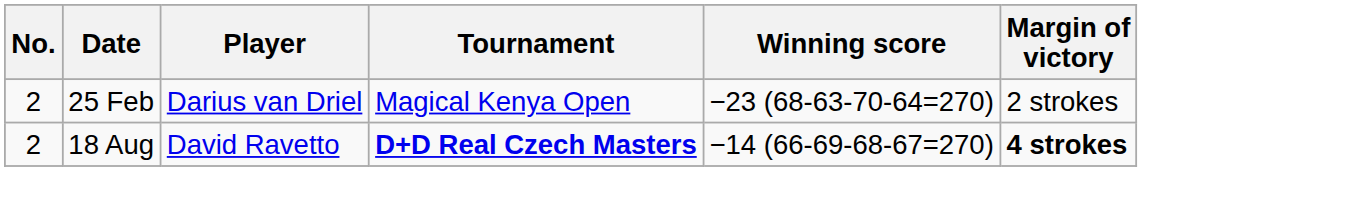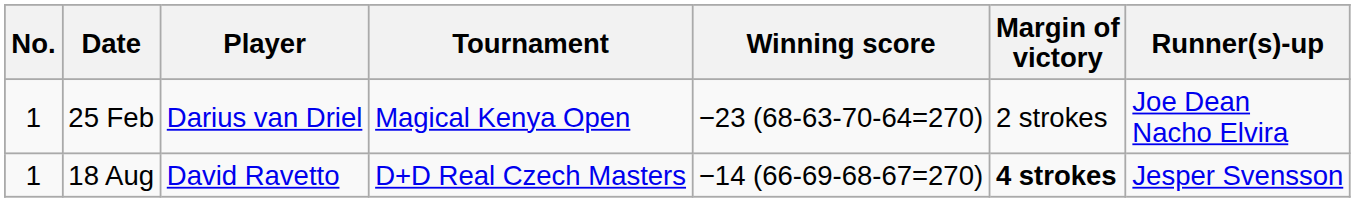+ column: (1238, 42)
(33, 101) 2 -> (33, 117) 1
(33, 145) 2 -> (33, 176) 1
(536, 145) bold -> (531, 176) normal
